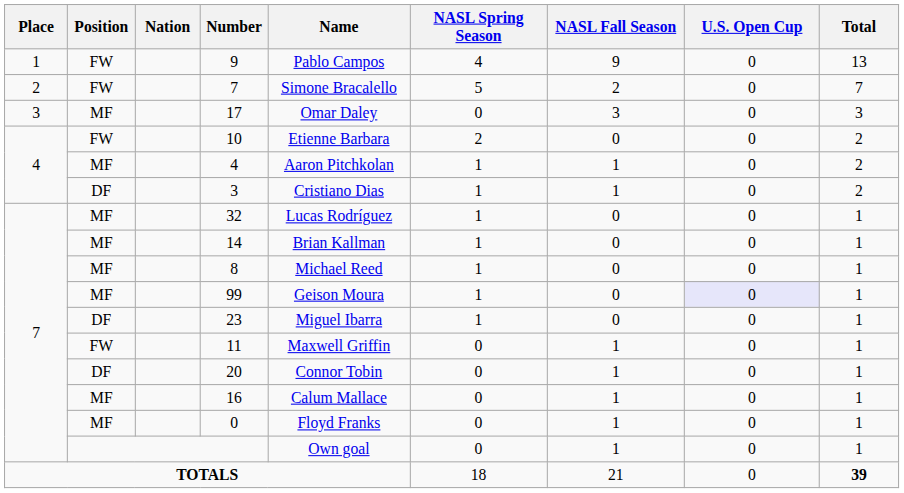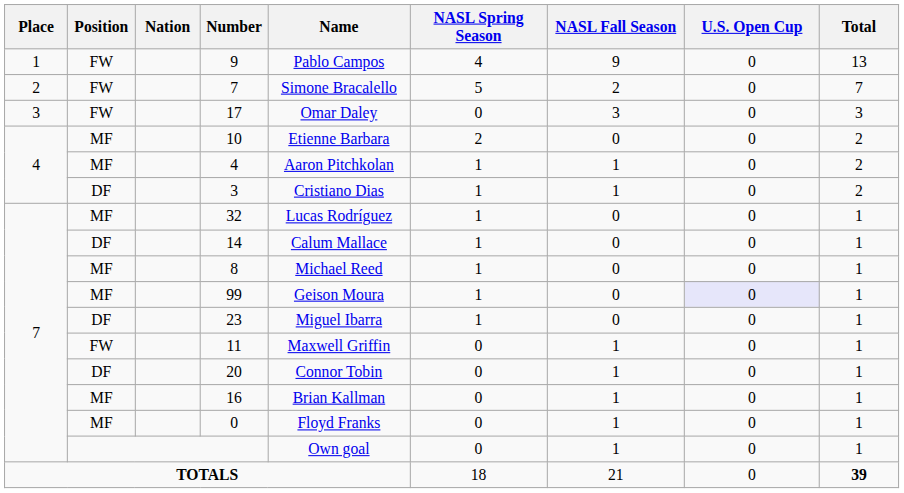(101, 113) MF -> (101, 113) FW
(101, 139) FW -> (101, 139) MF
(101, 242) MF -> (101, 242) DF
(339, 242) Brian Kallman -> (339, 242) Calum Mallace
(339, 397) Calum Mallace -> (339, 397) Brian Kallman
